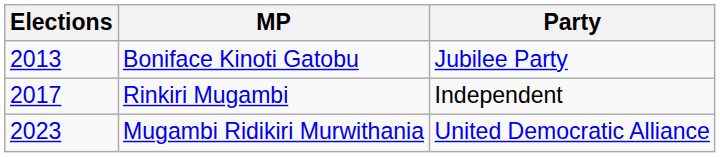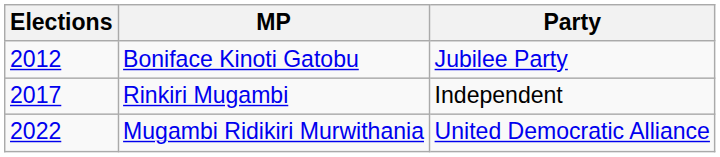(36, 59) 2013 -> (36, 59) 2012
(36, 132) 2023 -> (36, 132) 2022
